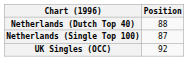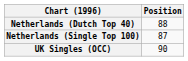(163, 50) 92 -> (163, 50) 90
